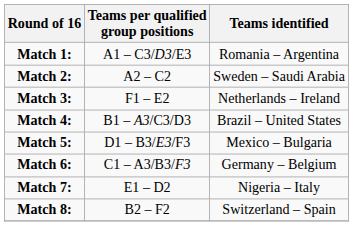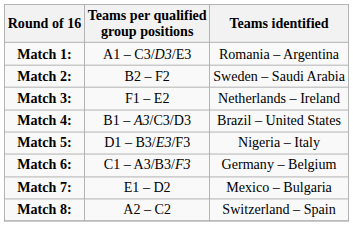(147, 76) A2 – C2 -> (147, 76) B2 – F2
(279, 143) Mexico – Bulgaria -> (279, 143) Nigeria – Italy
(279, 187) Nigeria – Italy -> (279, 187) Mexico – Bulgaria
(147, 210) B2 – F2 -> (147, 210) A2 – C2
